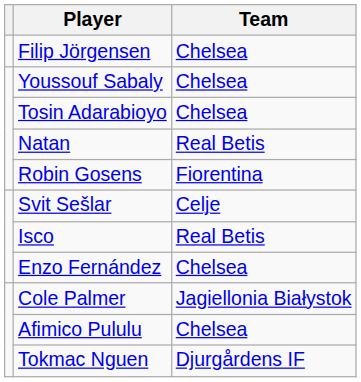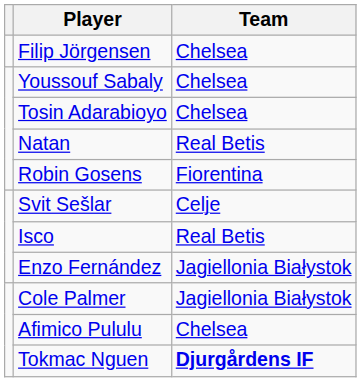(212, 267) Chelsea -> (264, 267) Jagiellonia Białystok
(240, 360) normal -> (245, 360) bold
